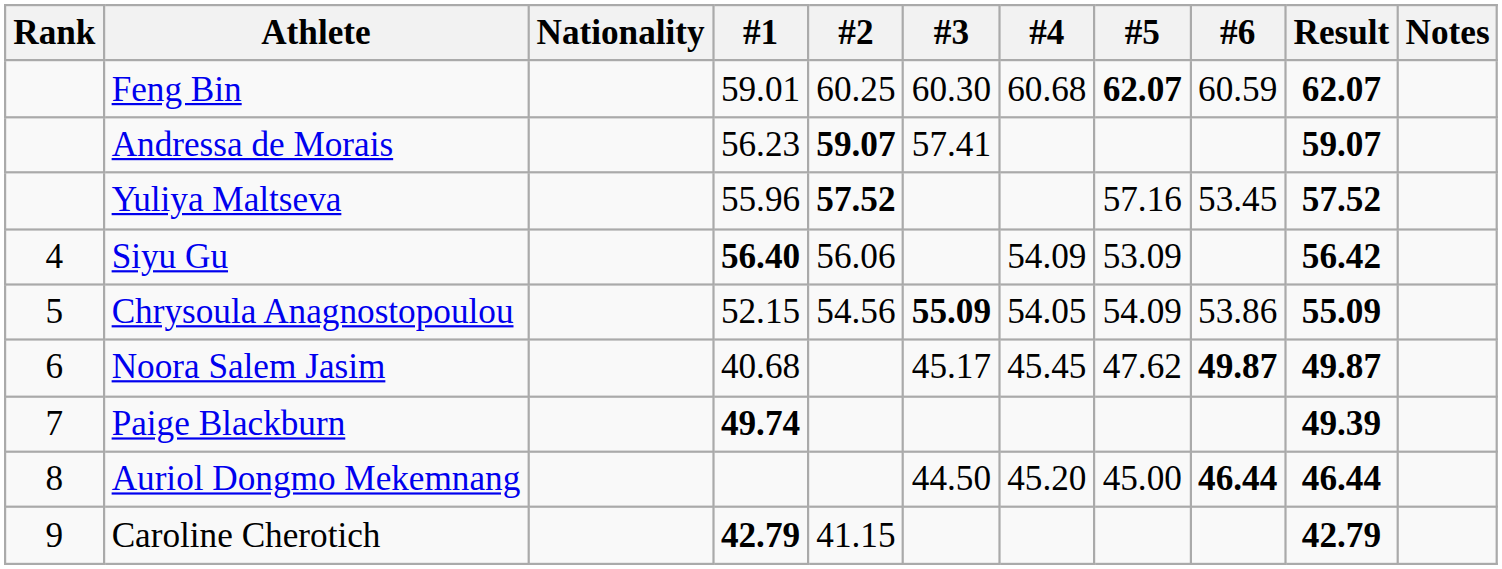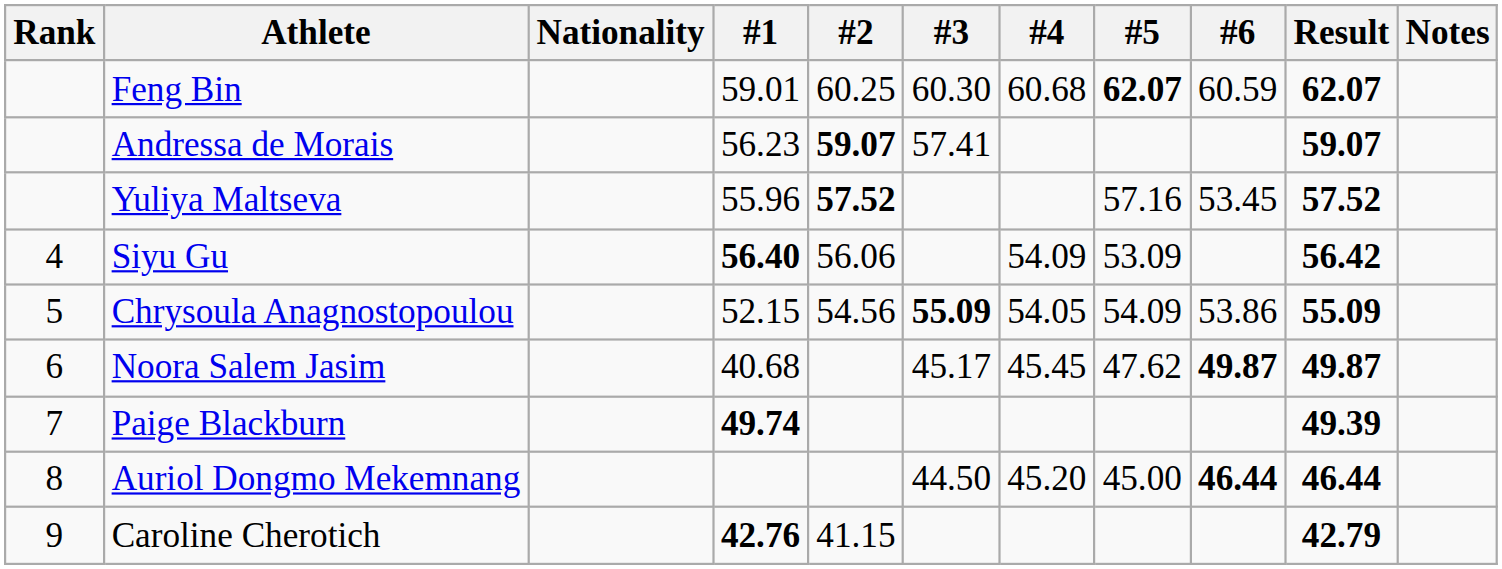(761, 534) 42.79 -> (761, 534) 42.76
